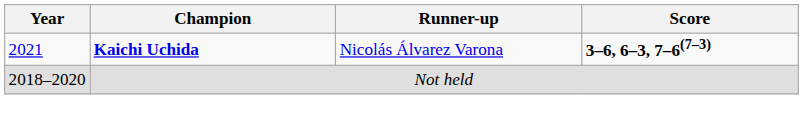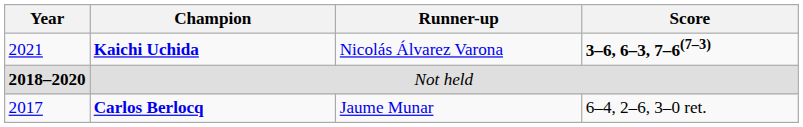(47, 80) normal -> (47, 80) bold
+ row: (149, 108)
